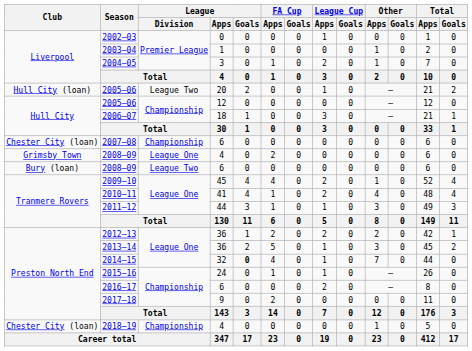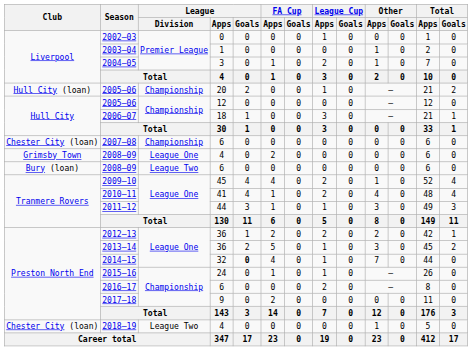(174, 90) League Two -> (174, 90) Championship
(174, 326) Championship -> (174, 326) League Two
